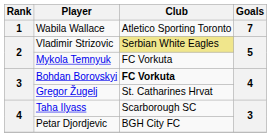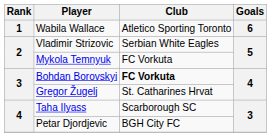(250, 28) 7 -> (250, 28) 6
(170, 44) khaki background -> (170, 44) no background
